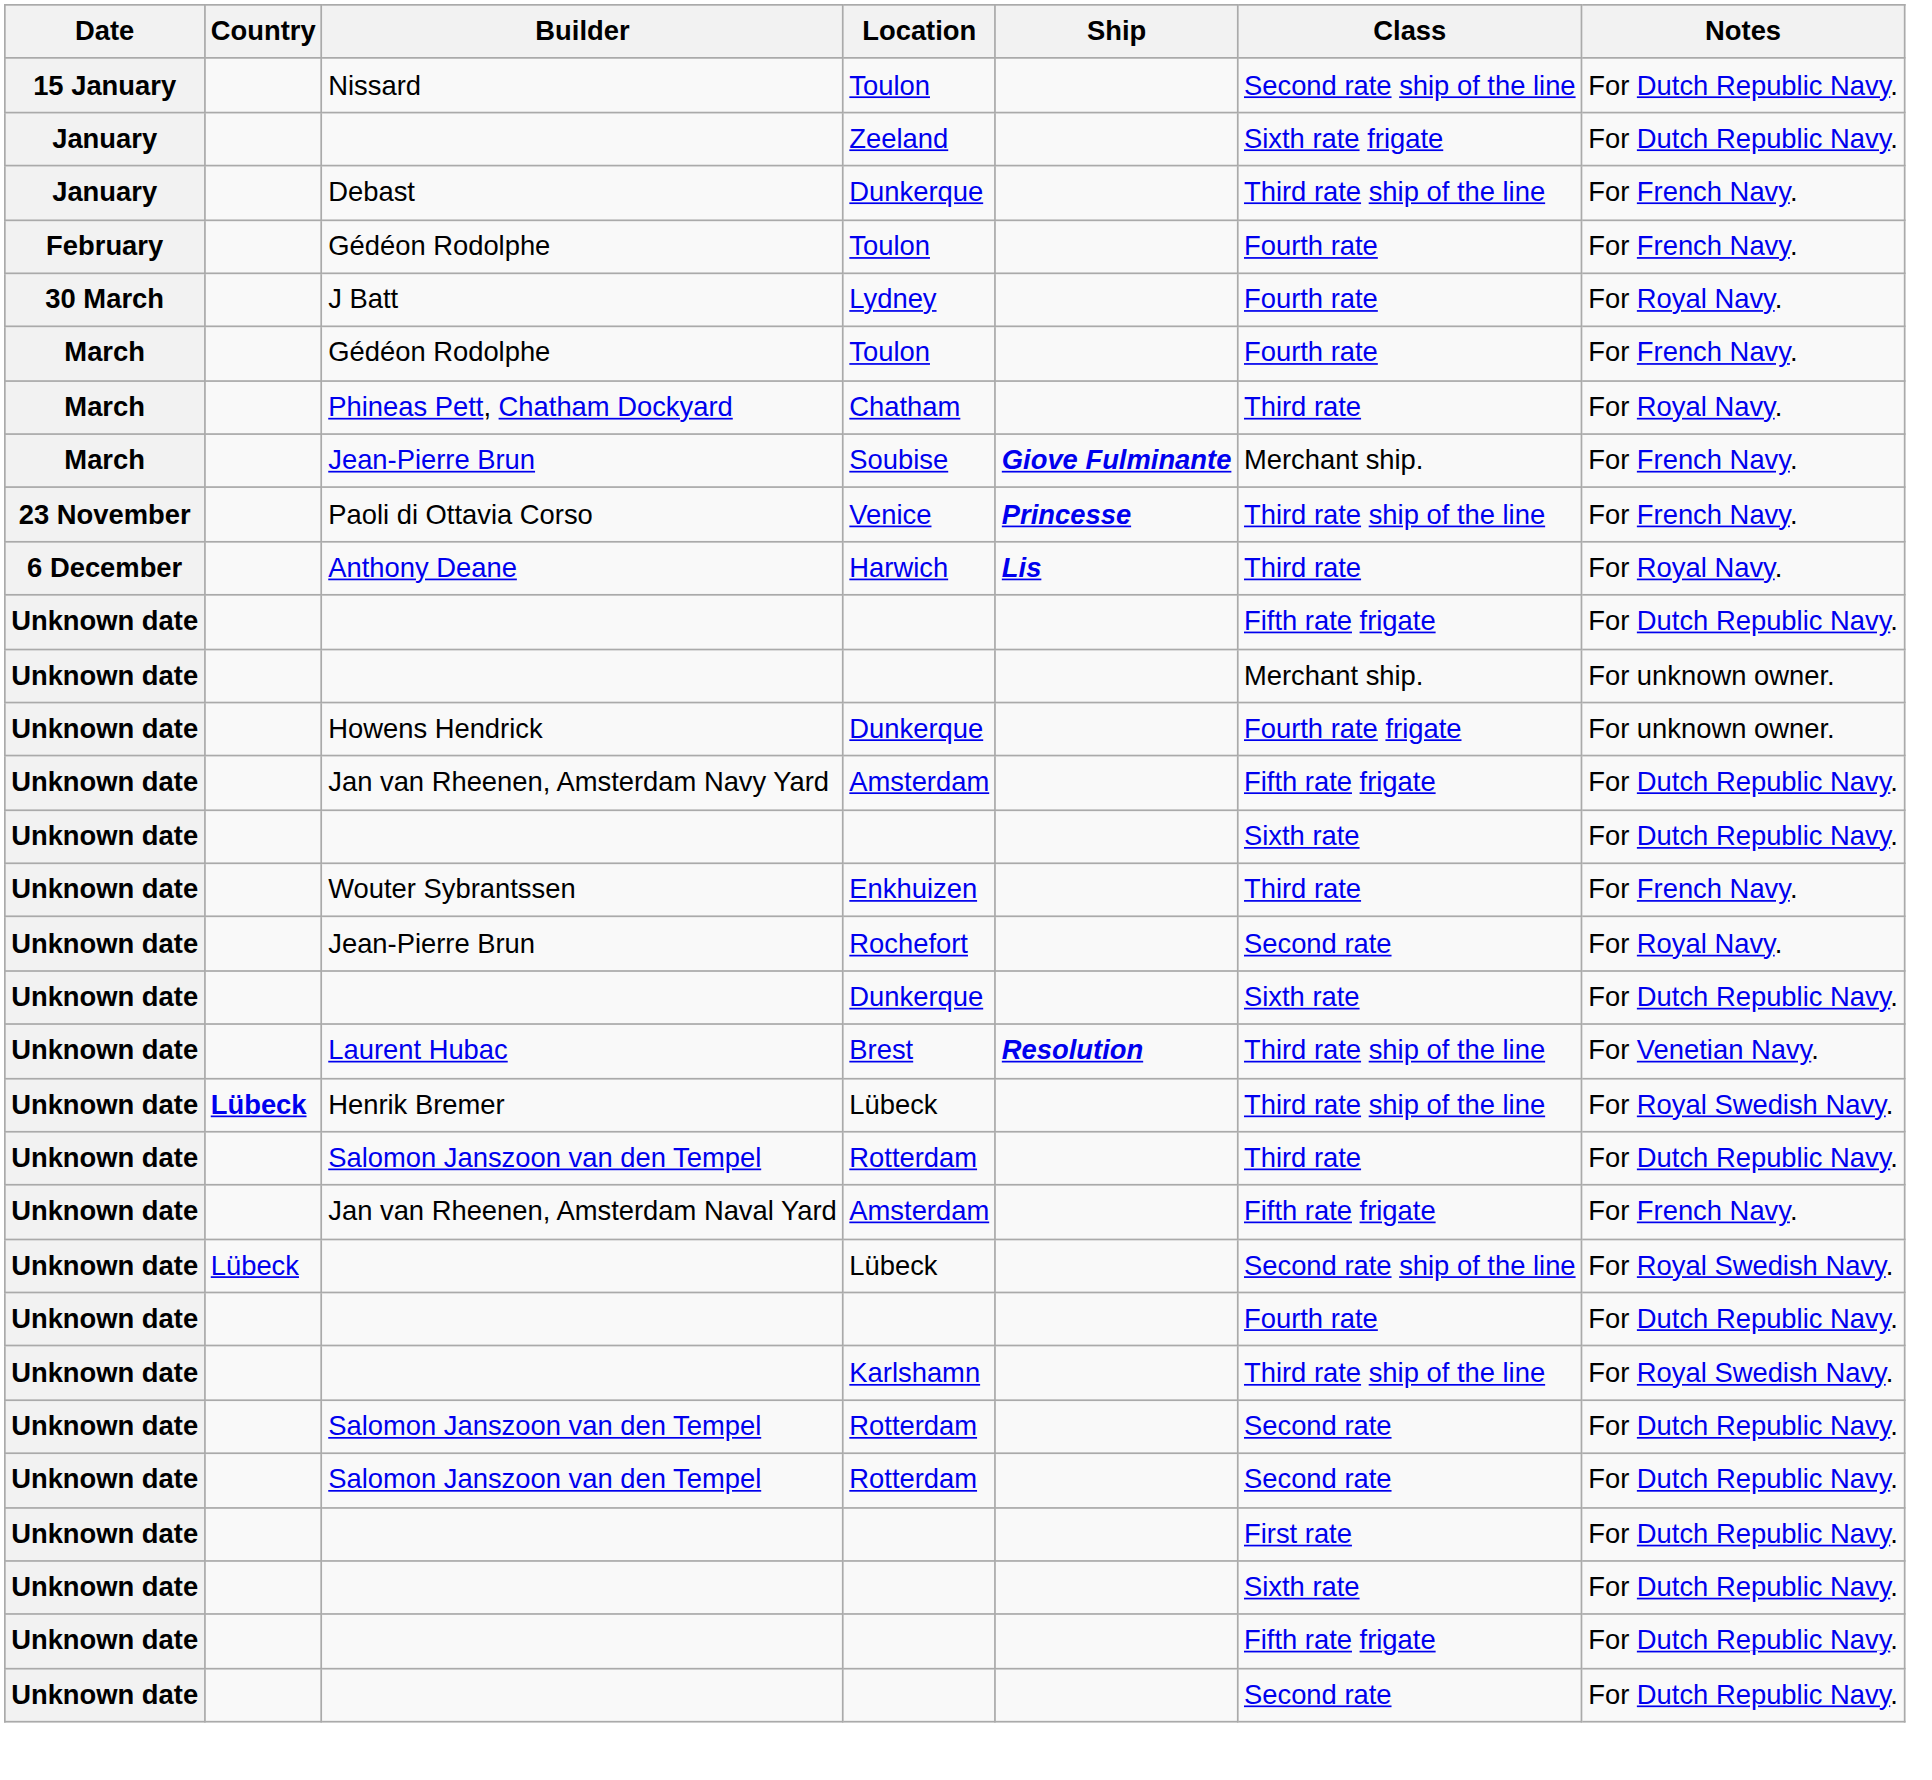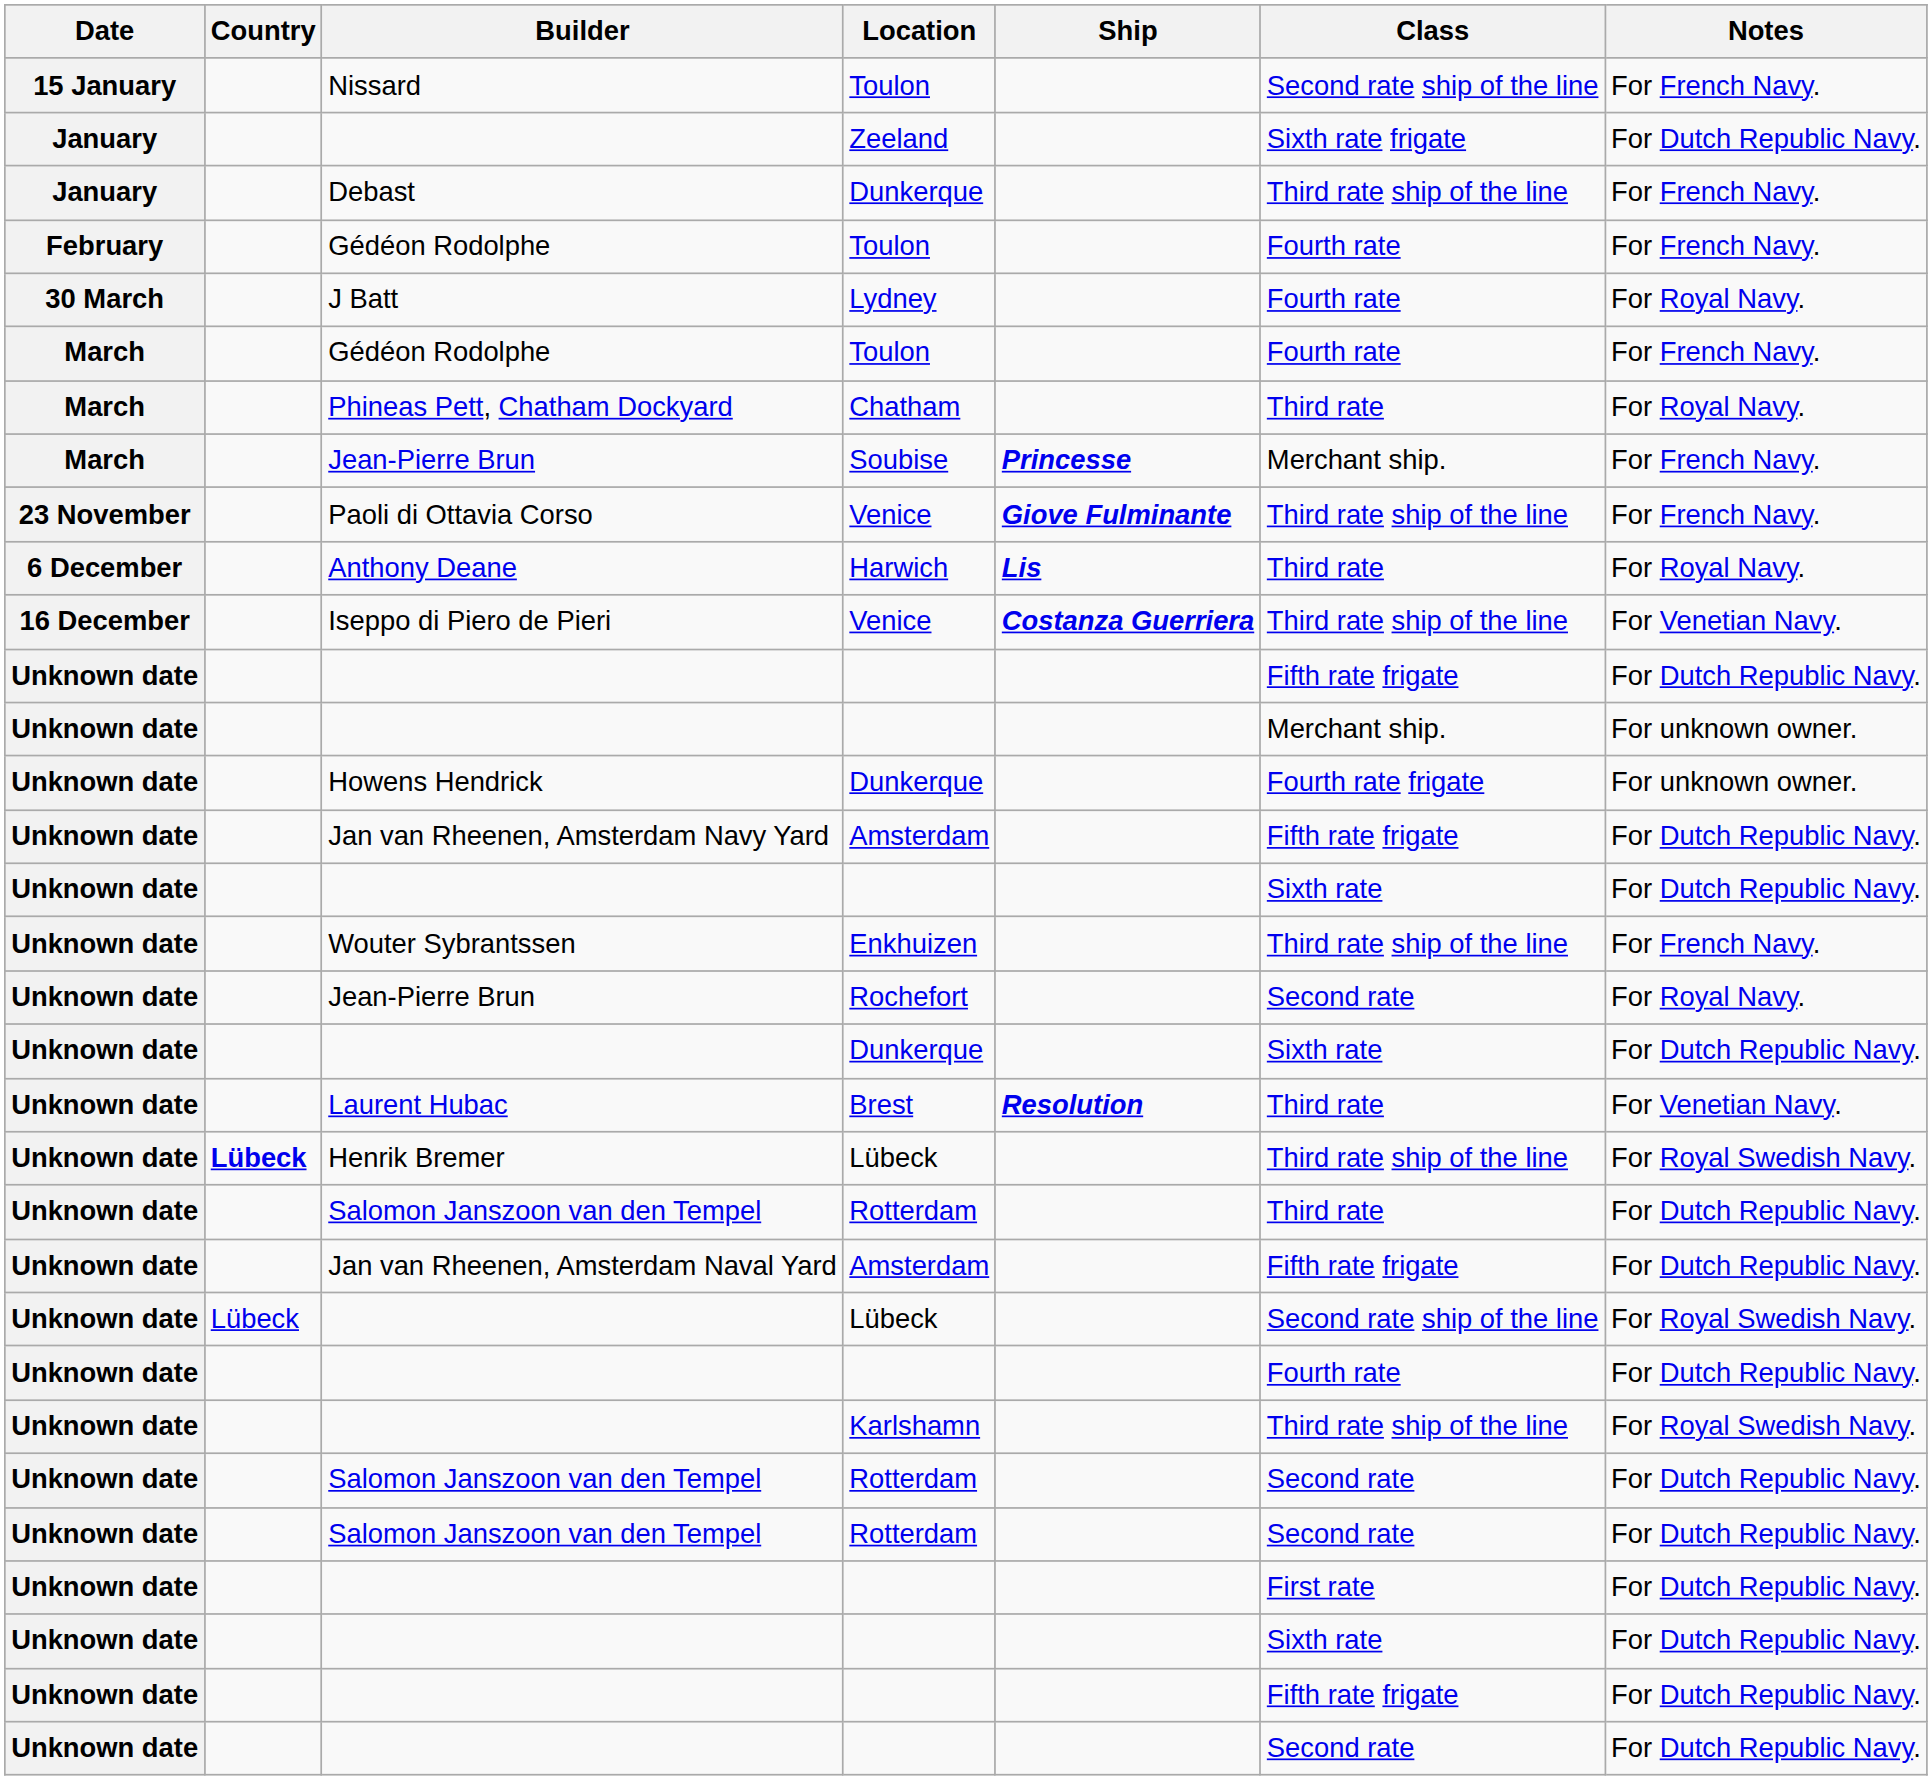(1743, 84) For Dutch Republic Navy. -> (1716, 84) For French Navy.
(1117, 460) Giove Fulminante -> (1066, 460) Princesse
(1066, 514) Princesse -> (1117, 514) Giove Fulminante
+ row: (470, 621)
(1303, 889) Third rate -> (1417, 943) Third rate ship of the line
(1395, 1050) Third rate ship of the line -> (1325, 1104) Third rate
(1693, 1211) For French Navy. -> (1766, 1265) For Dutch Republic Navy.
